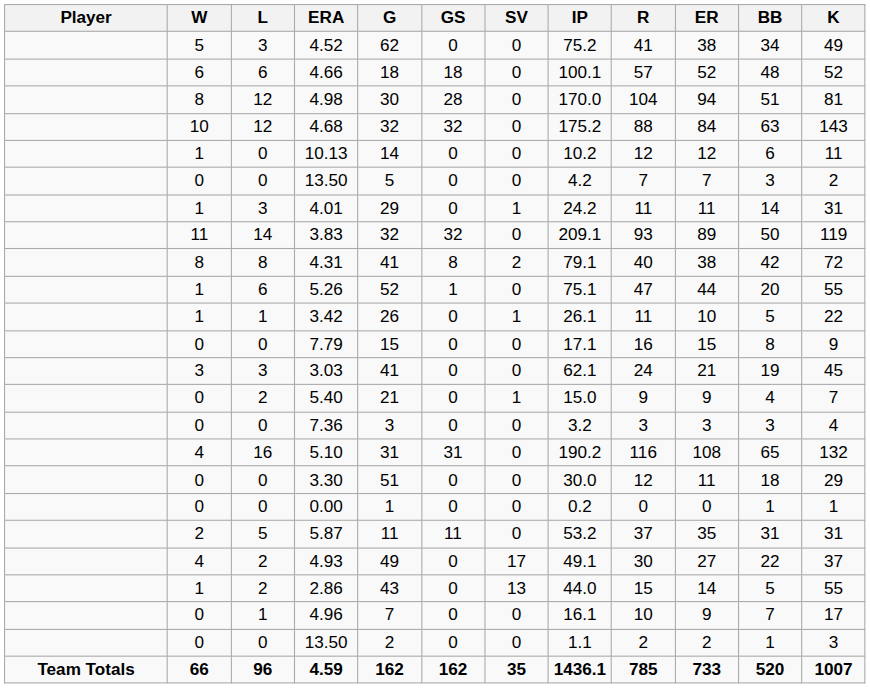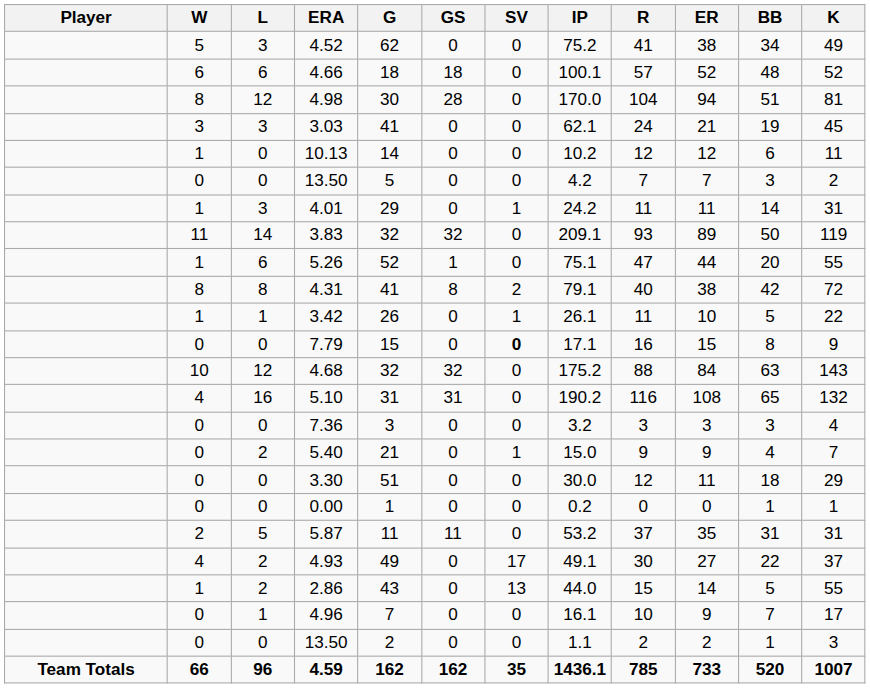rows swapped: (199, 371) <-> (199, 126)
rows swapped: (199, 289) <-> (199, 262)
(516, 343) normal -> (516, 343) bold
rows swapped: (199, 398) <-> (199, 452)
